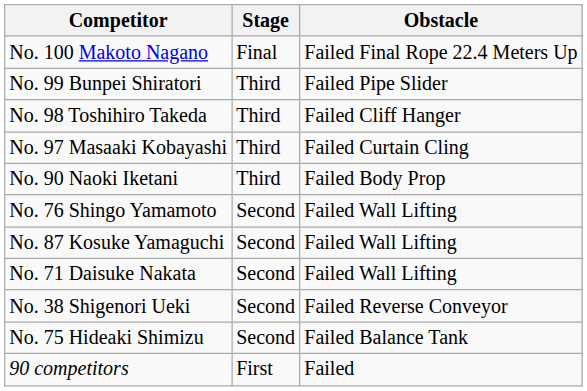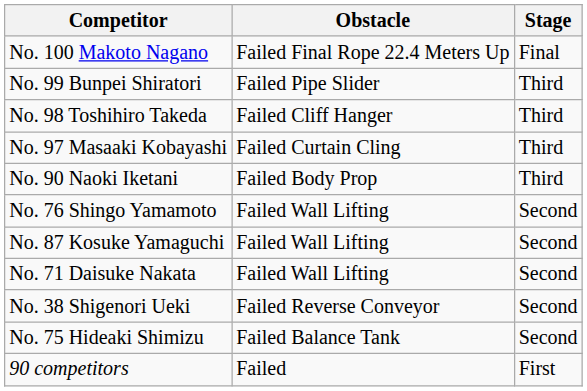columns swapped: (266, 20) <-> (441, 20)
